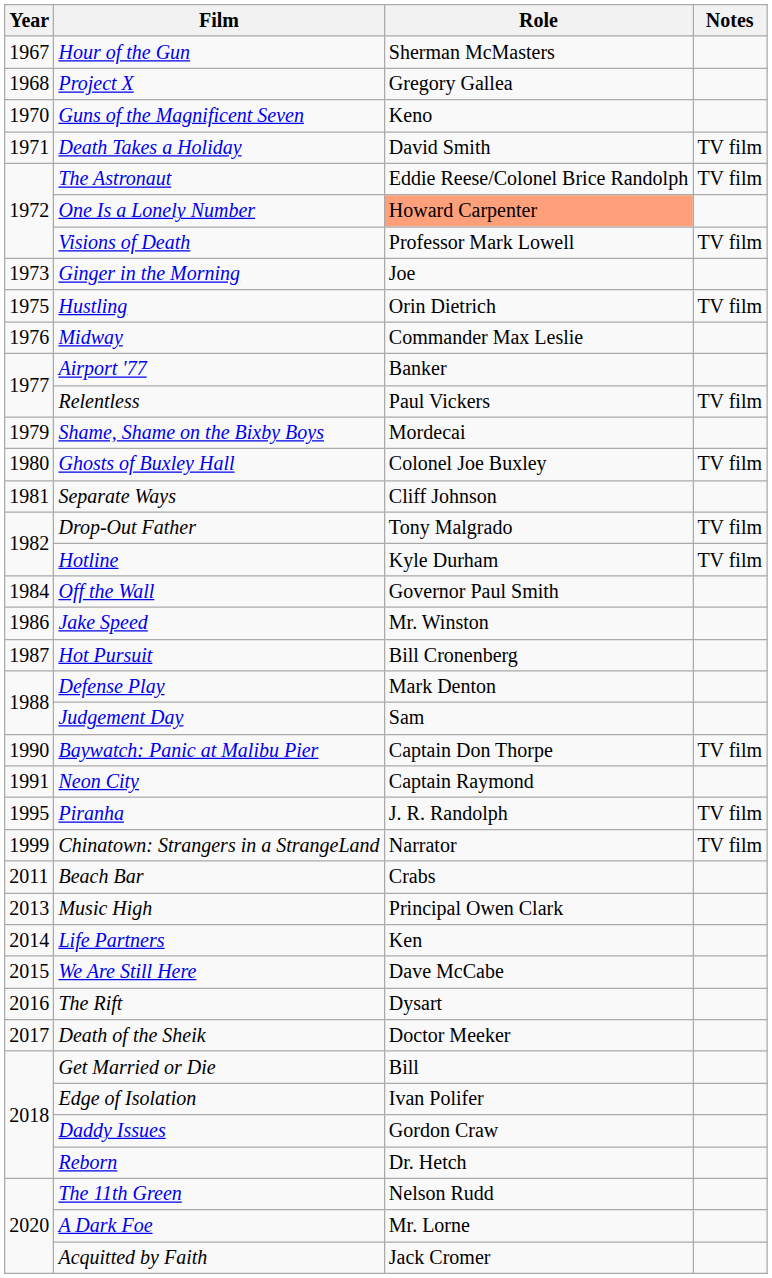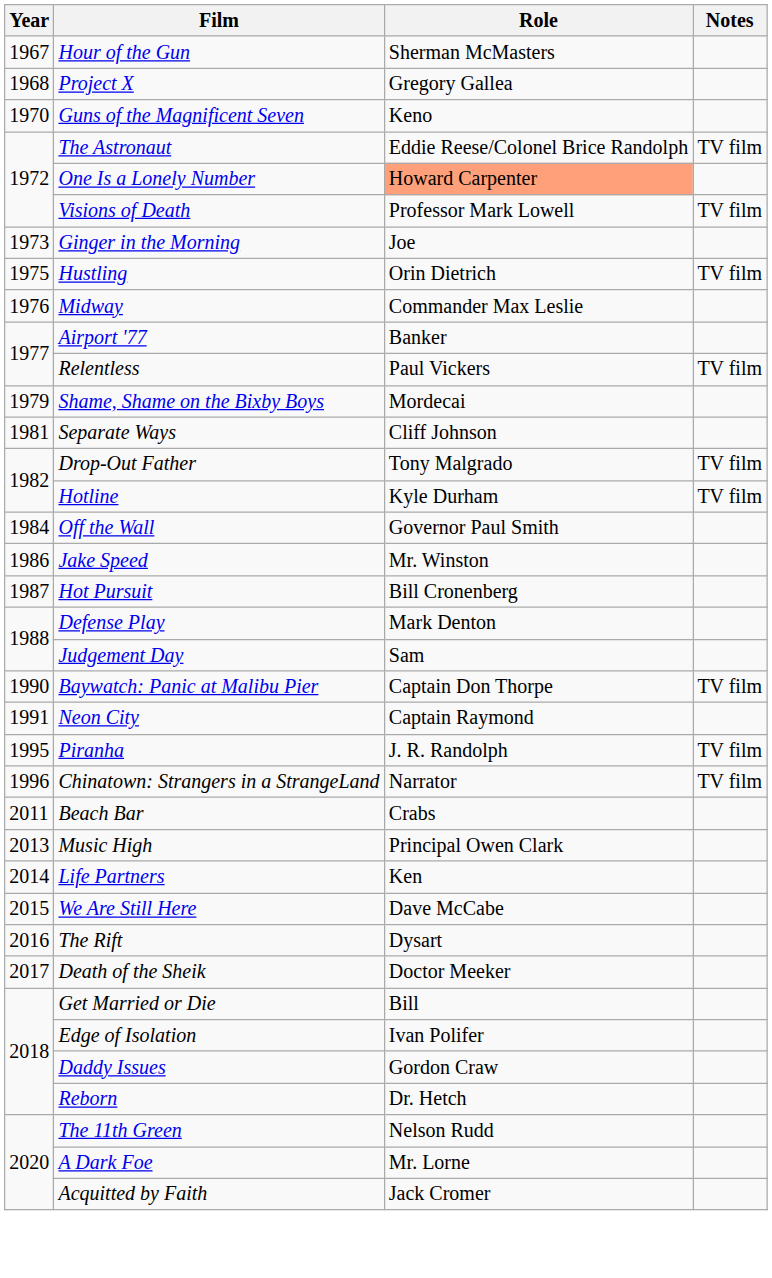- row: (150, 147)
- row: (146, 464)
(29, 845) 1999 -> (29, 781) 1996
